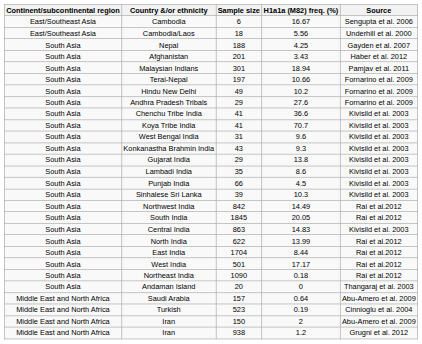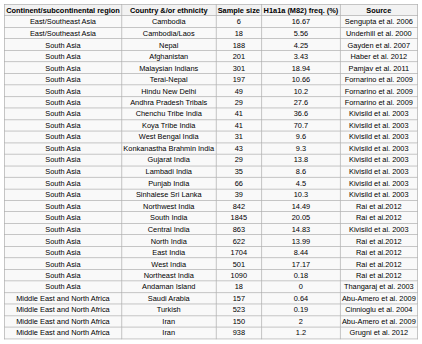(239, 287) 20 -> (239, 287) 18
